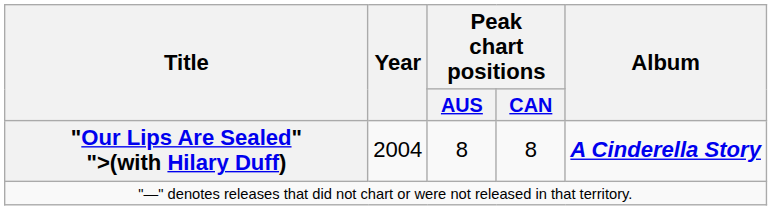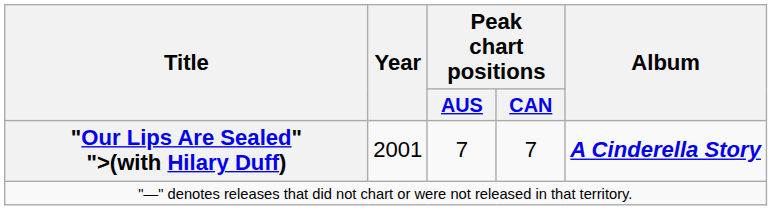(398, 150) 2004 -> (398, 150) 2001
(462, 150) 8 -> (462, 150) 7
(531, 150) 8 -> (531, 150) 7
